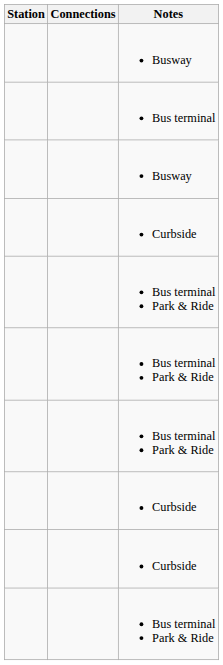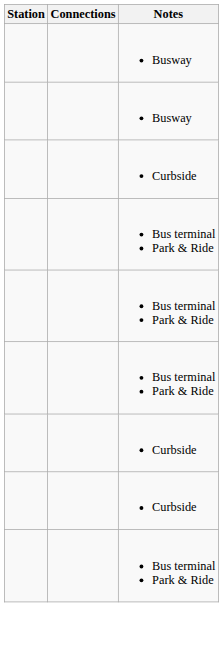- row: (26, 111)
